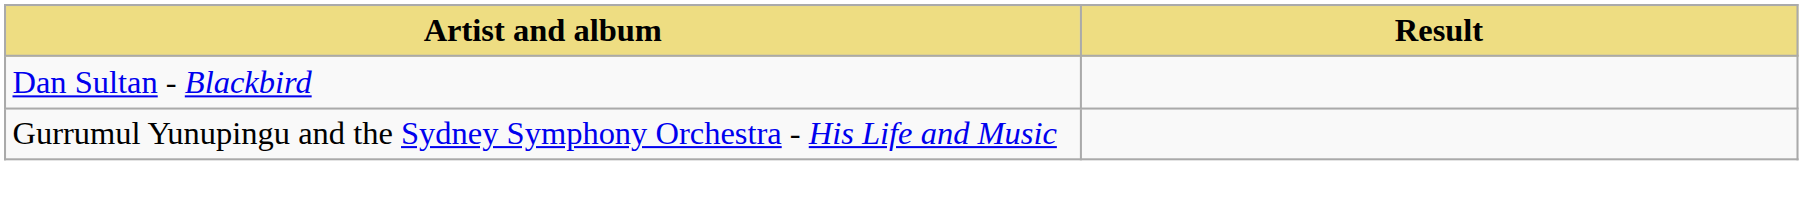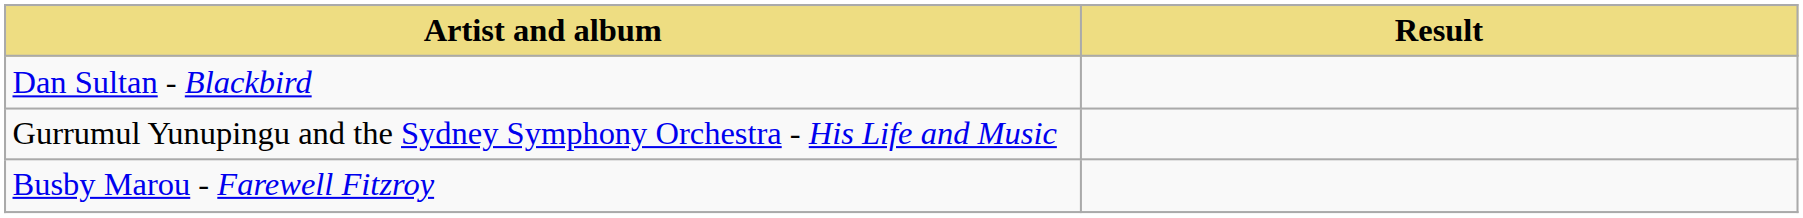+ row: (223, 184)
